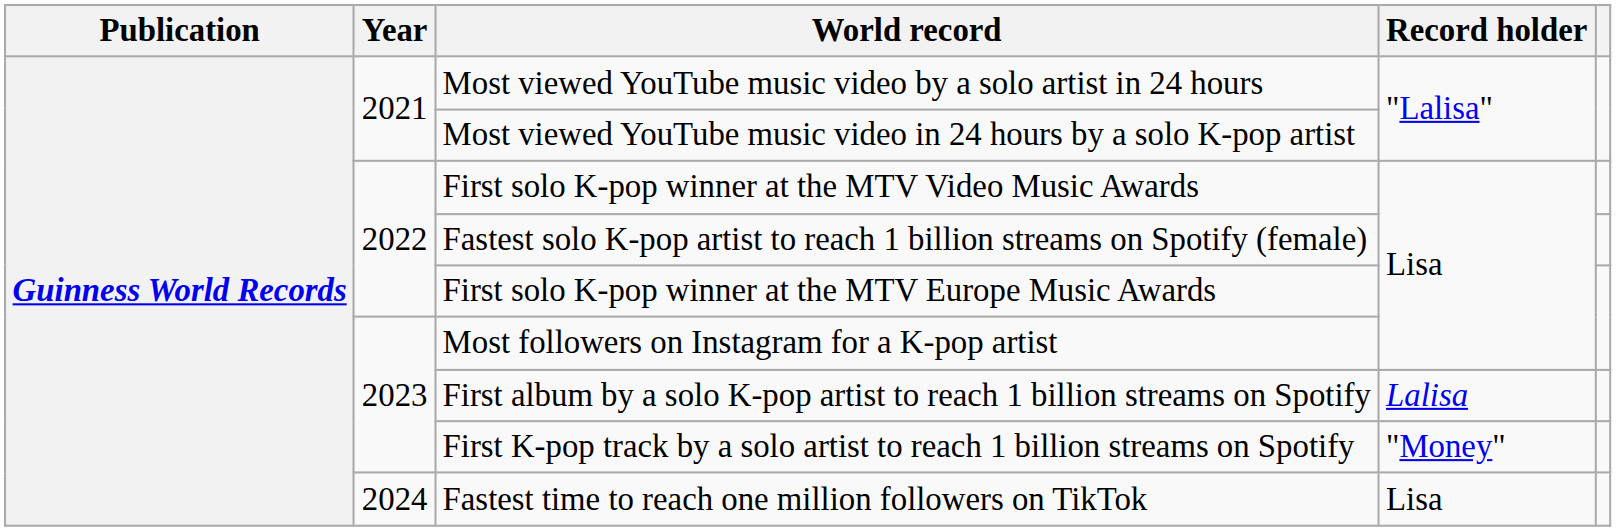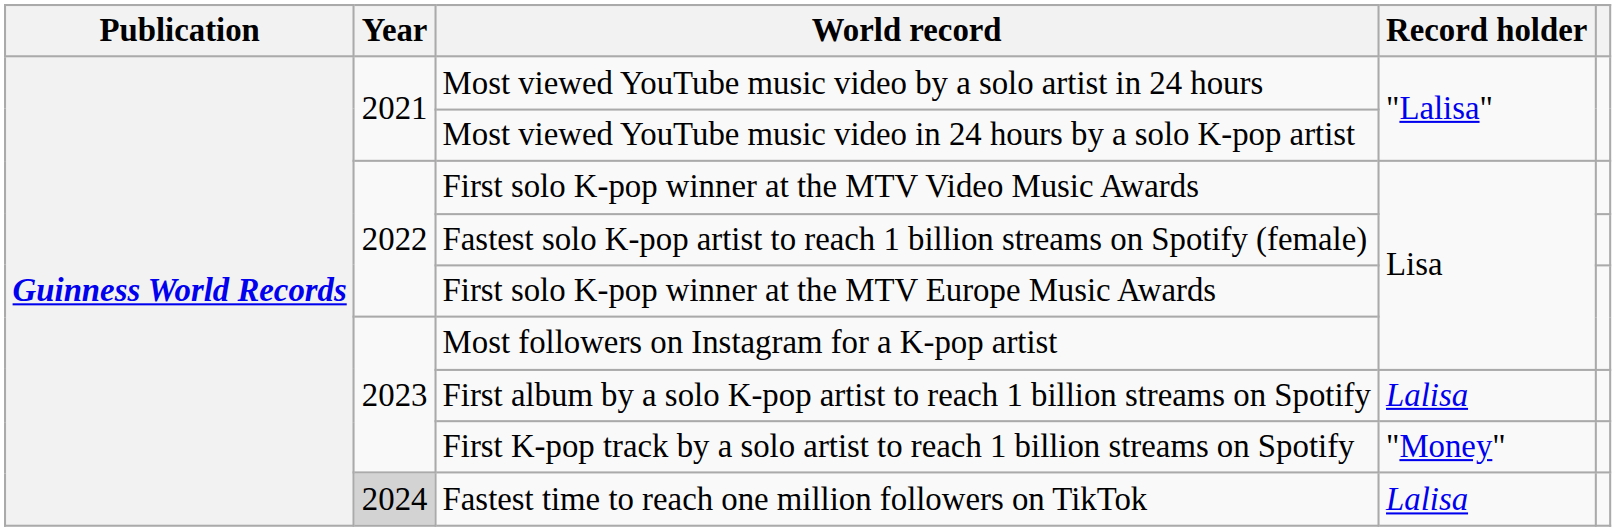(395, 498) no background -> (395, 498) lightgrey background
(1414, 498) Lisa -> (1427, 498) Lalisa
